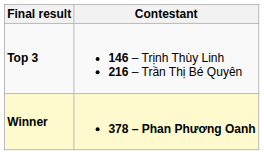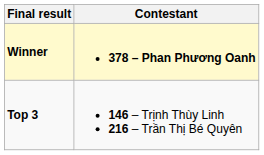rows swapped: (27, 122) <-> (23, 59)
